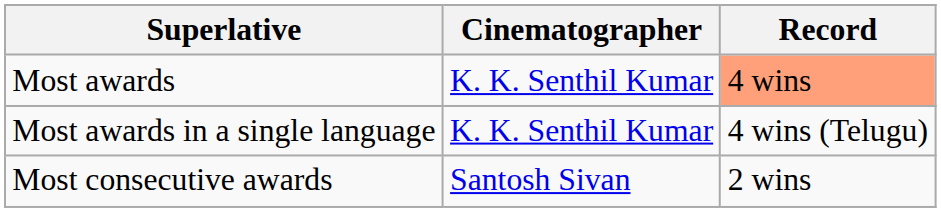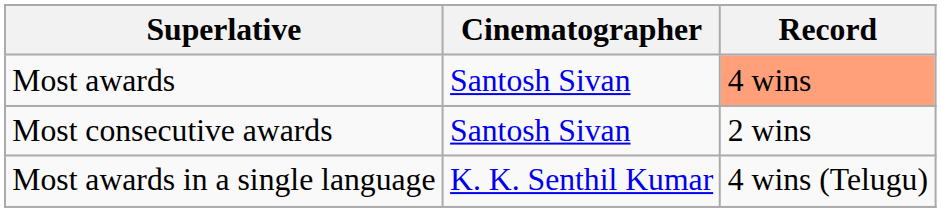(582, 79) K. K. Senthil Kumar -> (540, 79) Santosh Sivan
rows swapped: (172, 180) <-> (224, 130)
